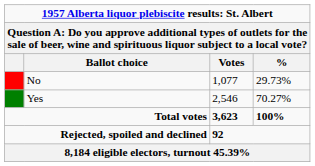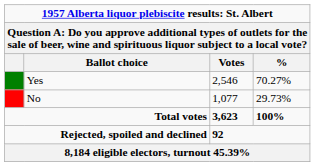rows swapped: (35, 98) <-> (34, 80)
